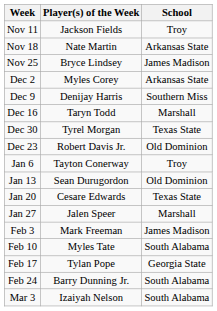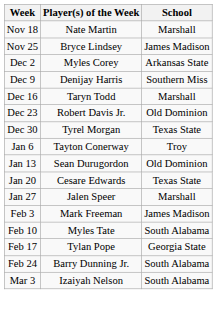- row: (22, 29)
(177, 46) Arkansas State -> (177, 29) Marshall
rows swapped: (22, 146) <-> (22, 130)
